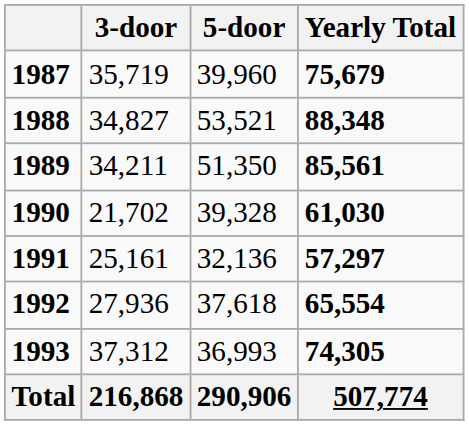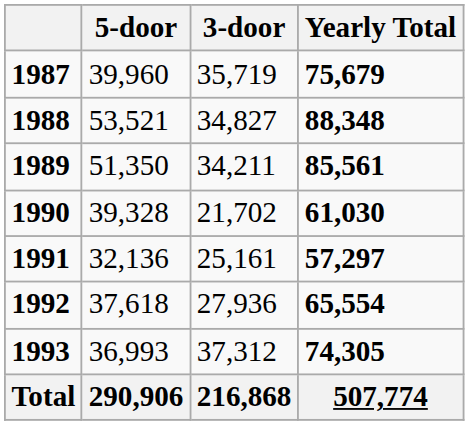columns swapped: (136, 27) <-> (244, 27)
